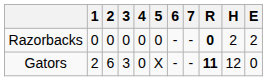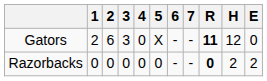rows swapped: (46, 40) <-> (46, 63)
